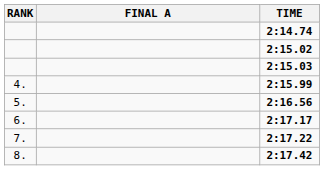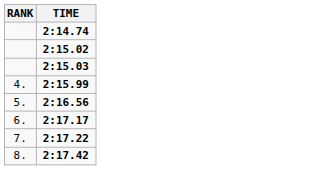- column: (148, 13)
